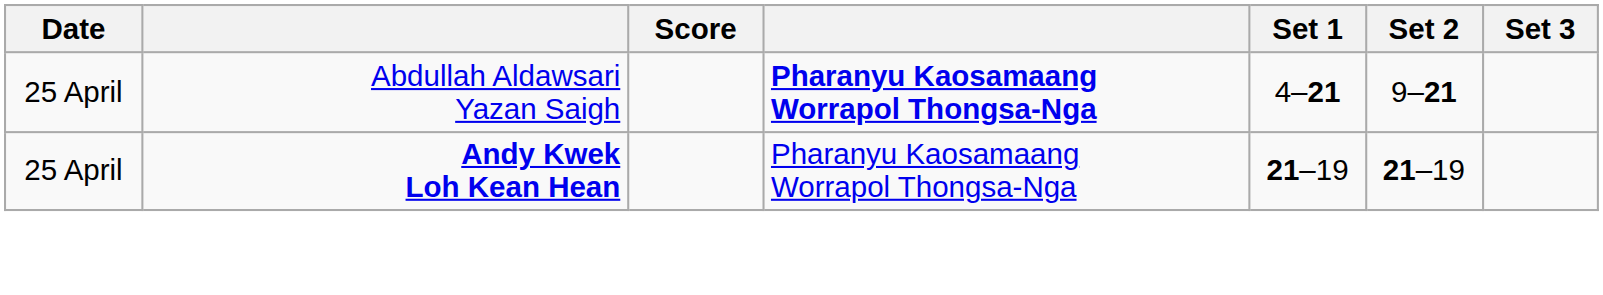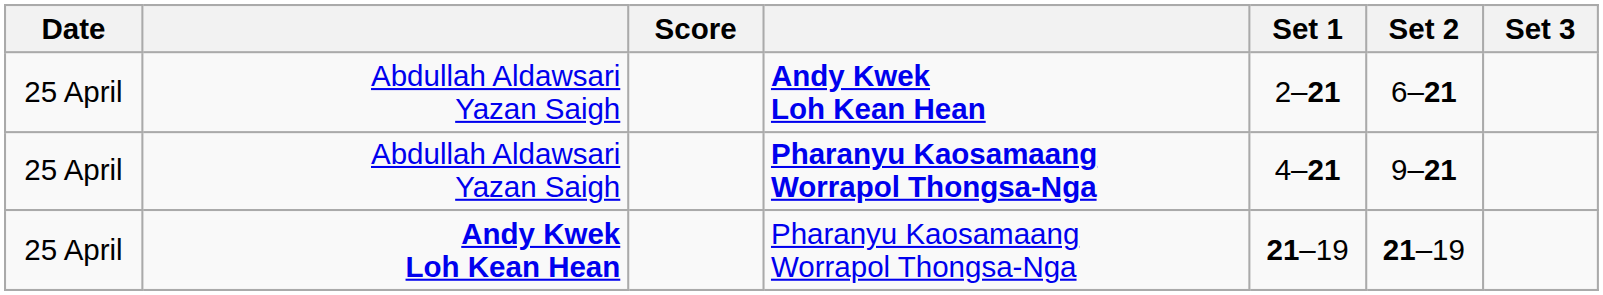+ row: (496, 92)
